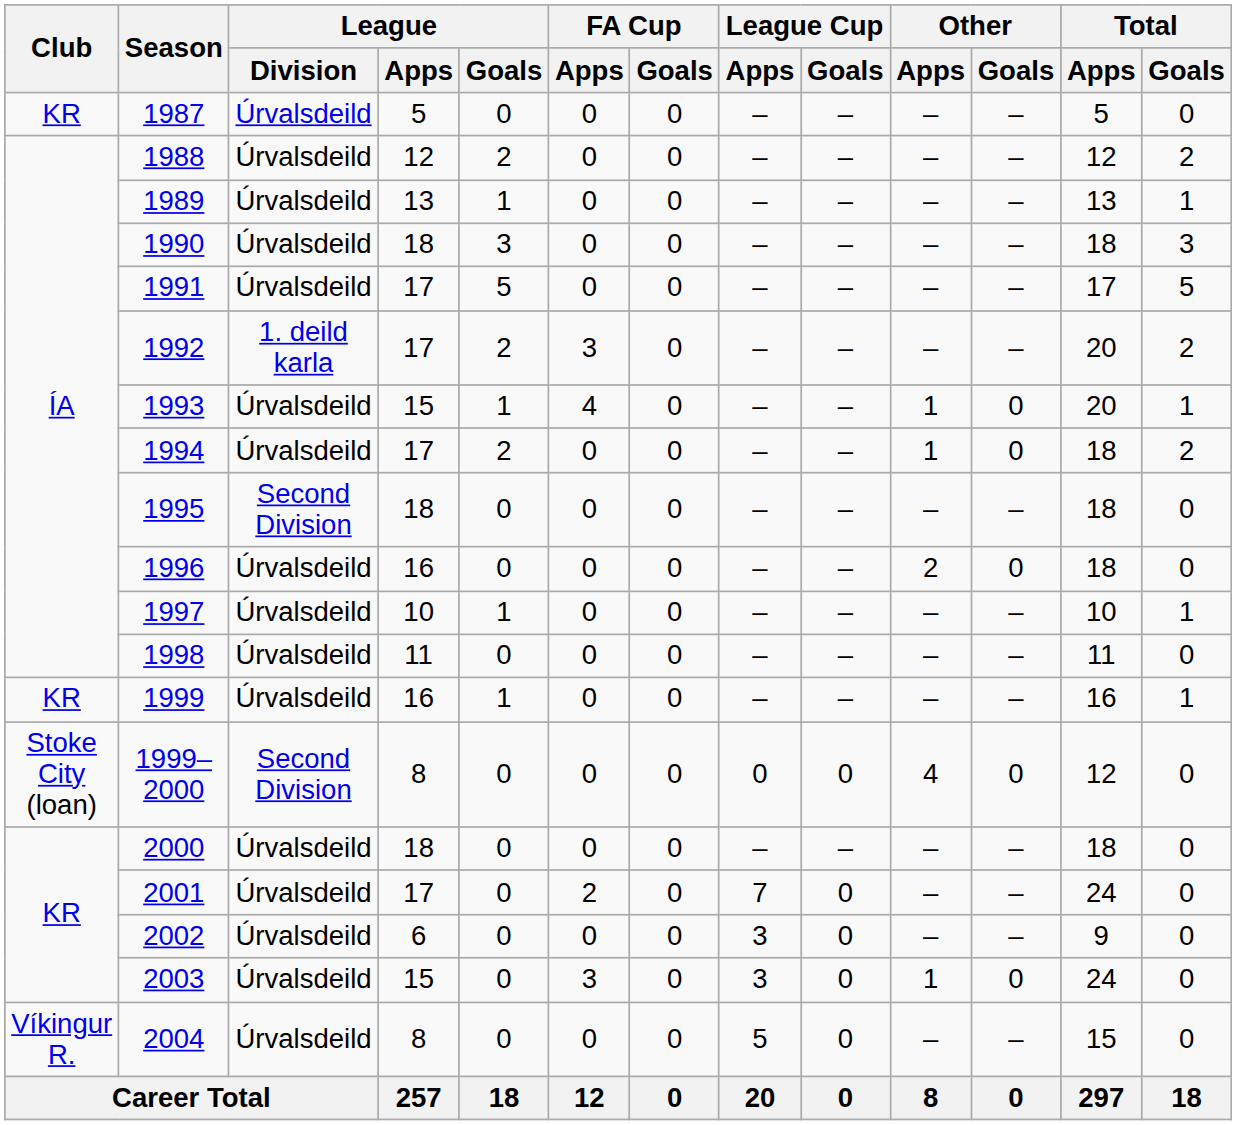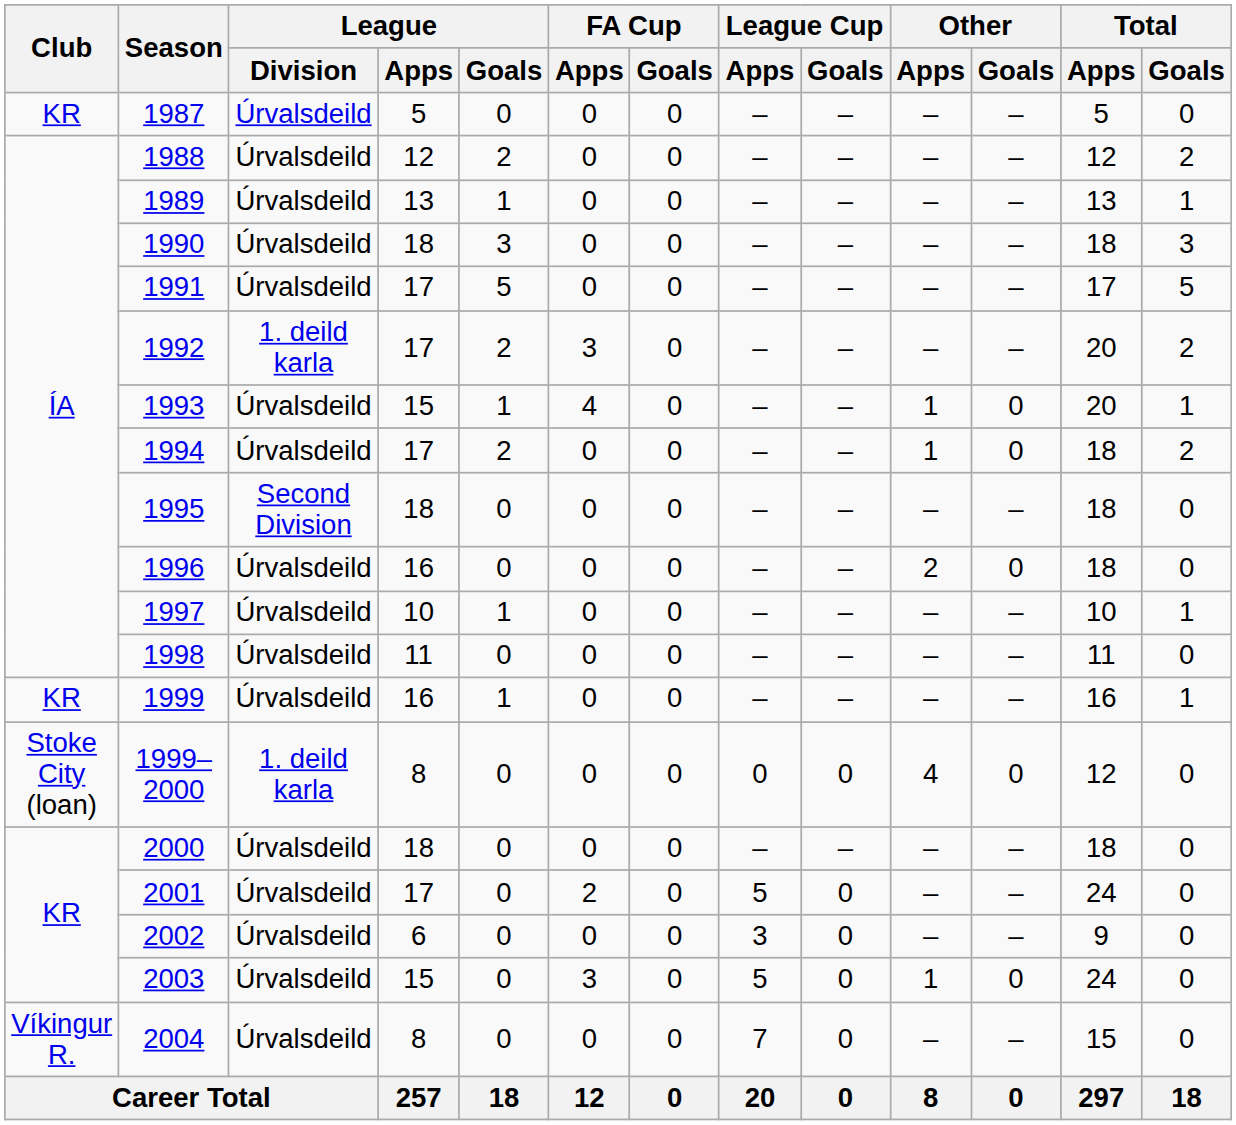(304, 773) Second Division -> (303, 773) 1. deild karla
(760, 892) 7 -> (760, 892) 5
(760, 979) 3 -> (760, 979) 5
(760, 1038) 5 -> (760, 1038) 7
